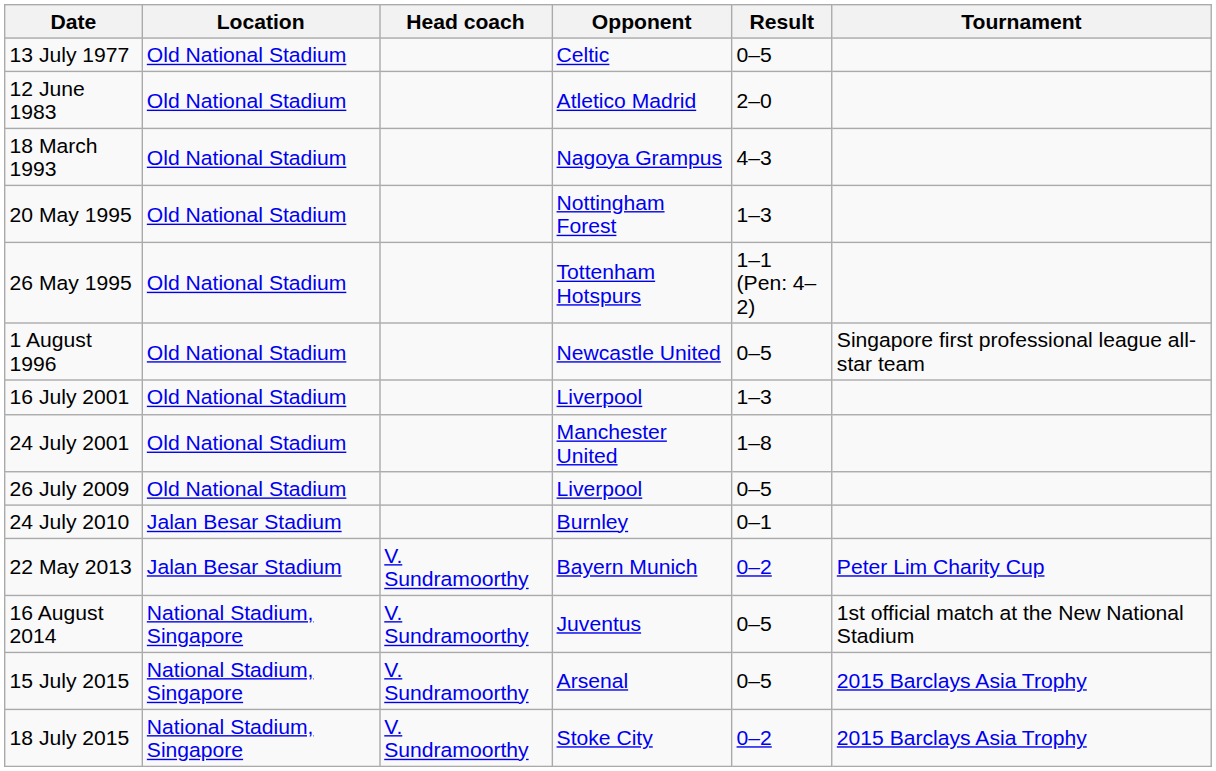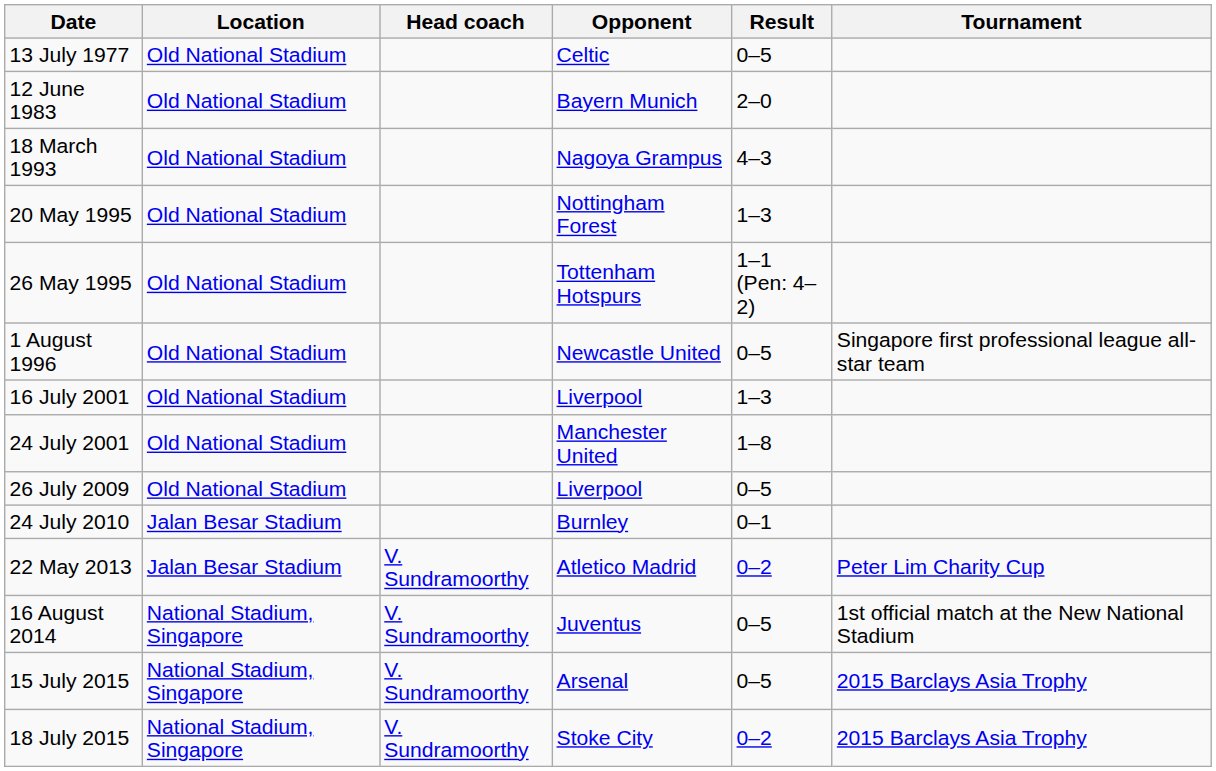(626, 100) Atletico Madrid -> (627, 100) Bayern Munich
(627, 567) Bayern Munich -> (626, 567) Atletico Madrid
